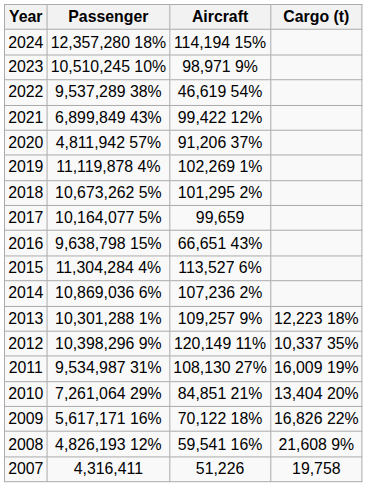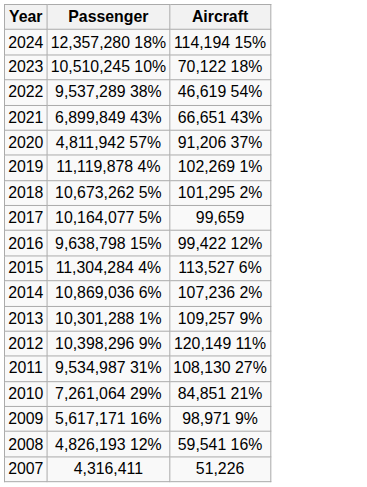- column: (316, 17)
(220, 67) 98,971 9% -> (220, 67) 70,122 18%
(220, 117) 99,422 12% -> (220, 117) 66,651 43%
(220, 243) 66,651 43% -> (220, 243) 99,422 12%
(220, 419) 70,122 18% -> (220, 419) 98,971 9%
